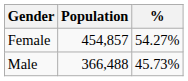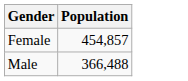- column: (157, 16)
